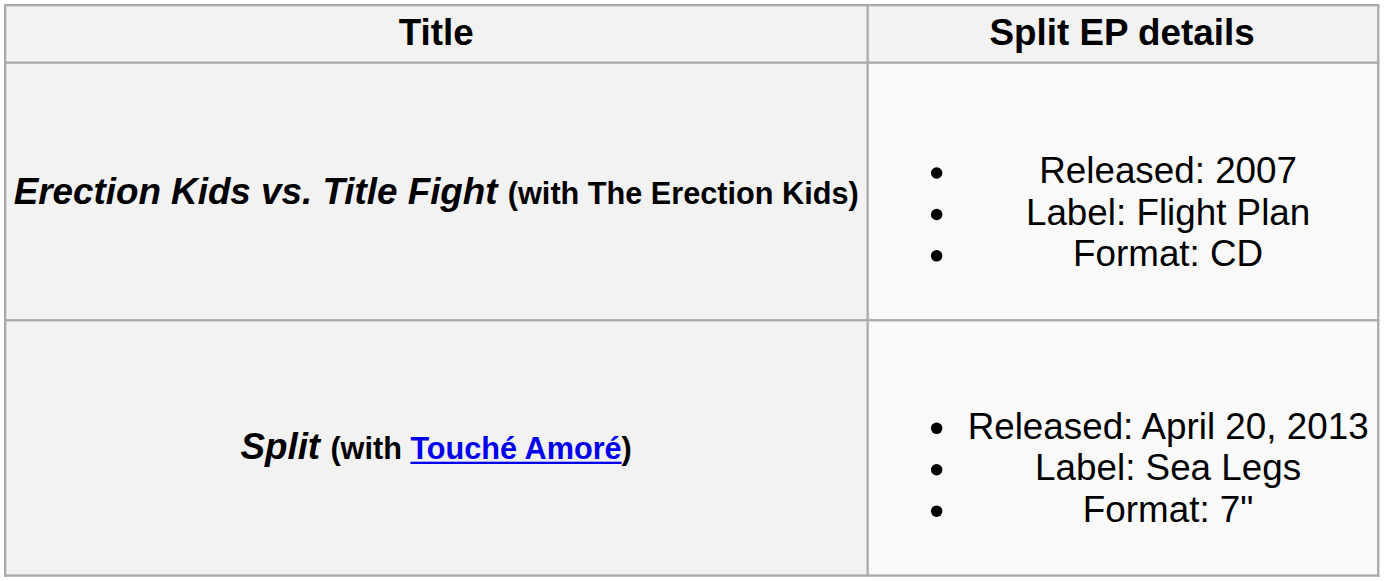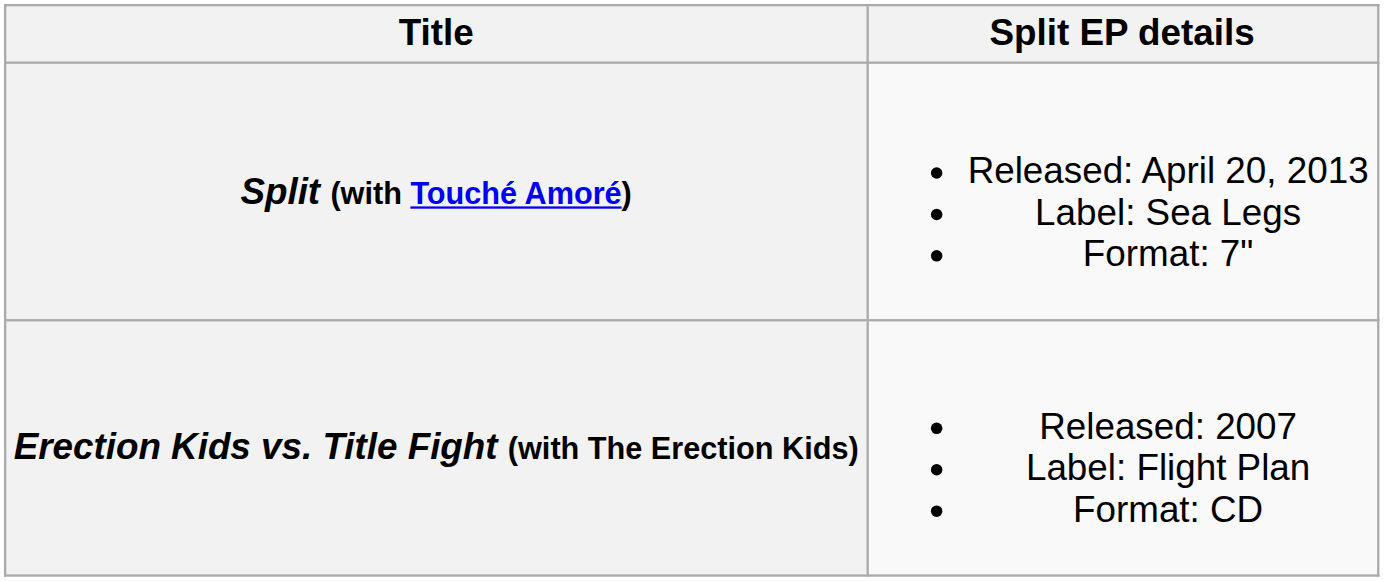rows swapped: (436, 190) <-> (436, 447)
